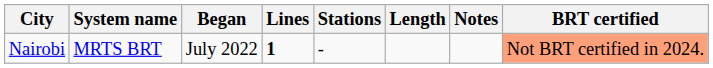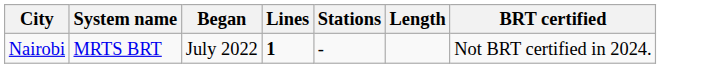- column: (476, 19)
(605, 48) lightsalmon background -> (553, 48) no background
